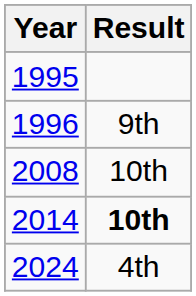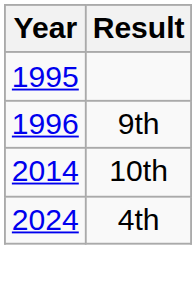- row: (45, 171)
(139, 219) bold -> (139, 171) normal
